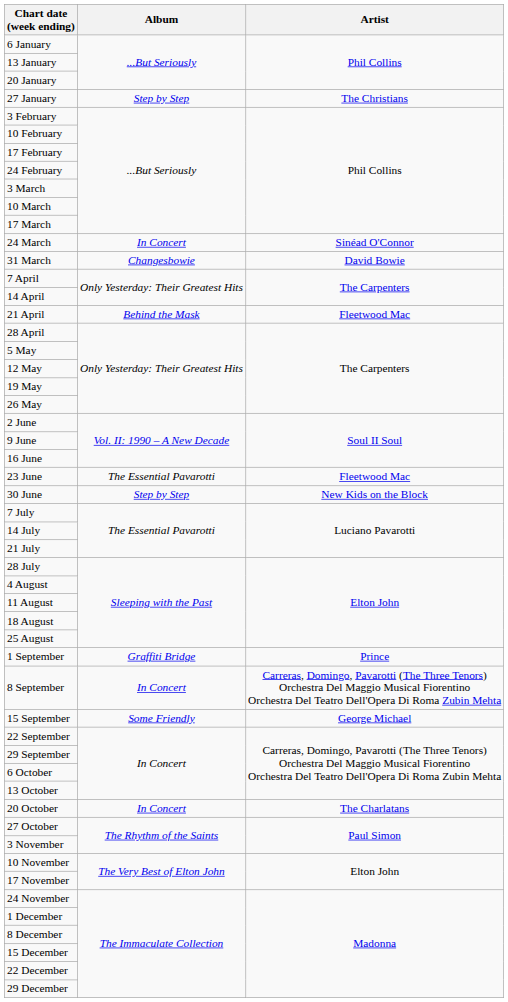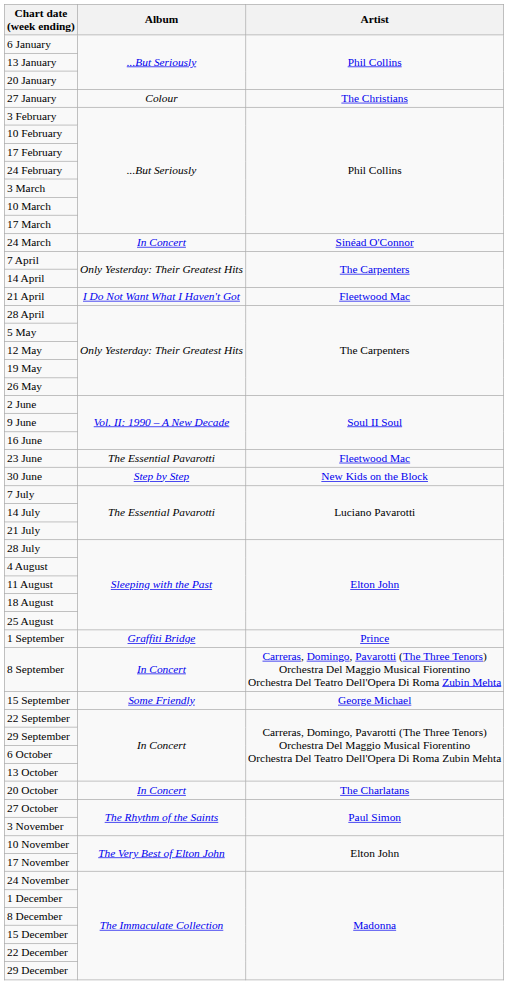(161, 98) Step by Step -> (161, 98) Colour
- row: (29, 260)
(161, 314) Behind the Mask -> (161, 296) I Do Not Want What I Haven't Got
